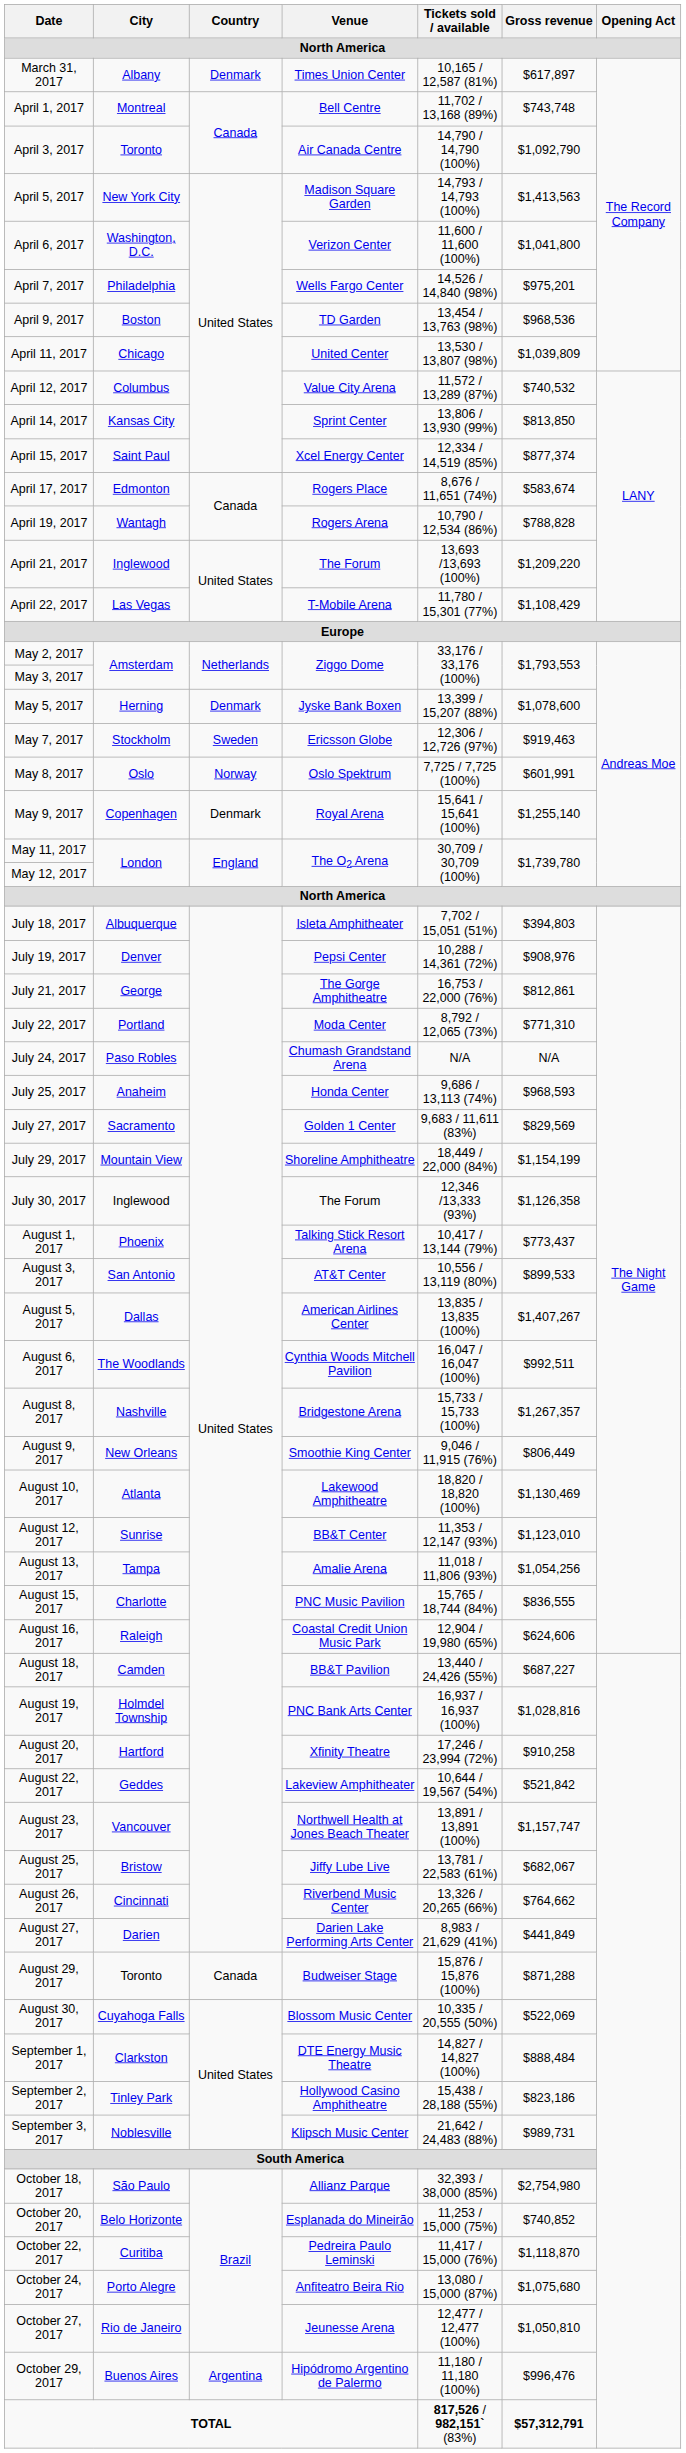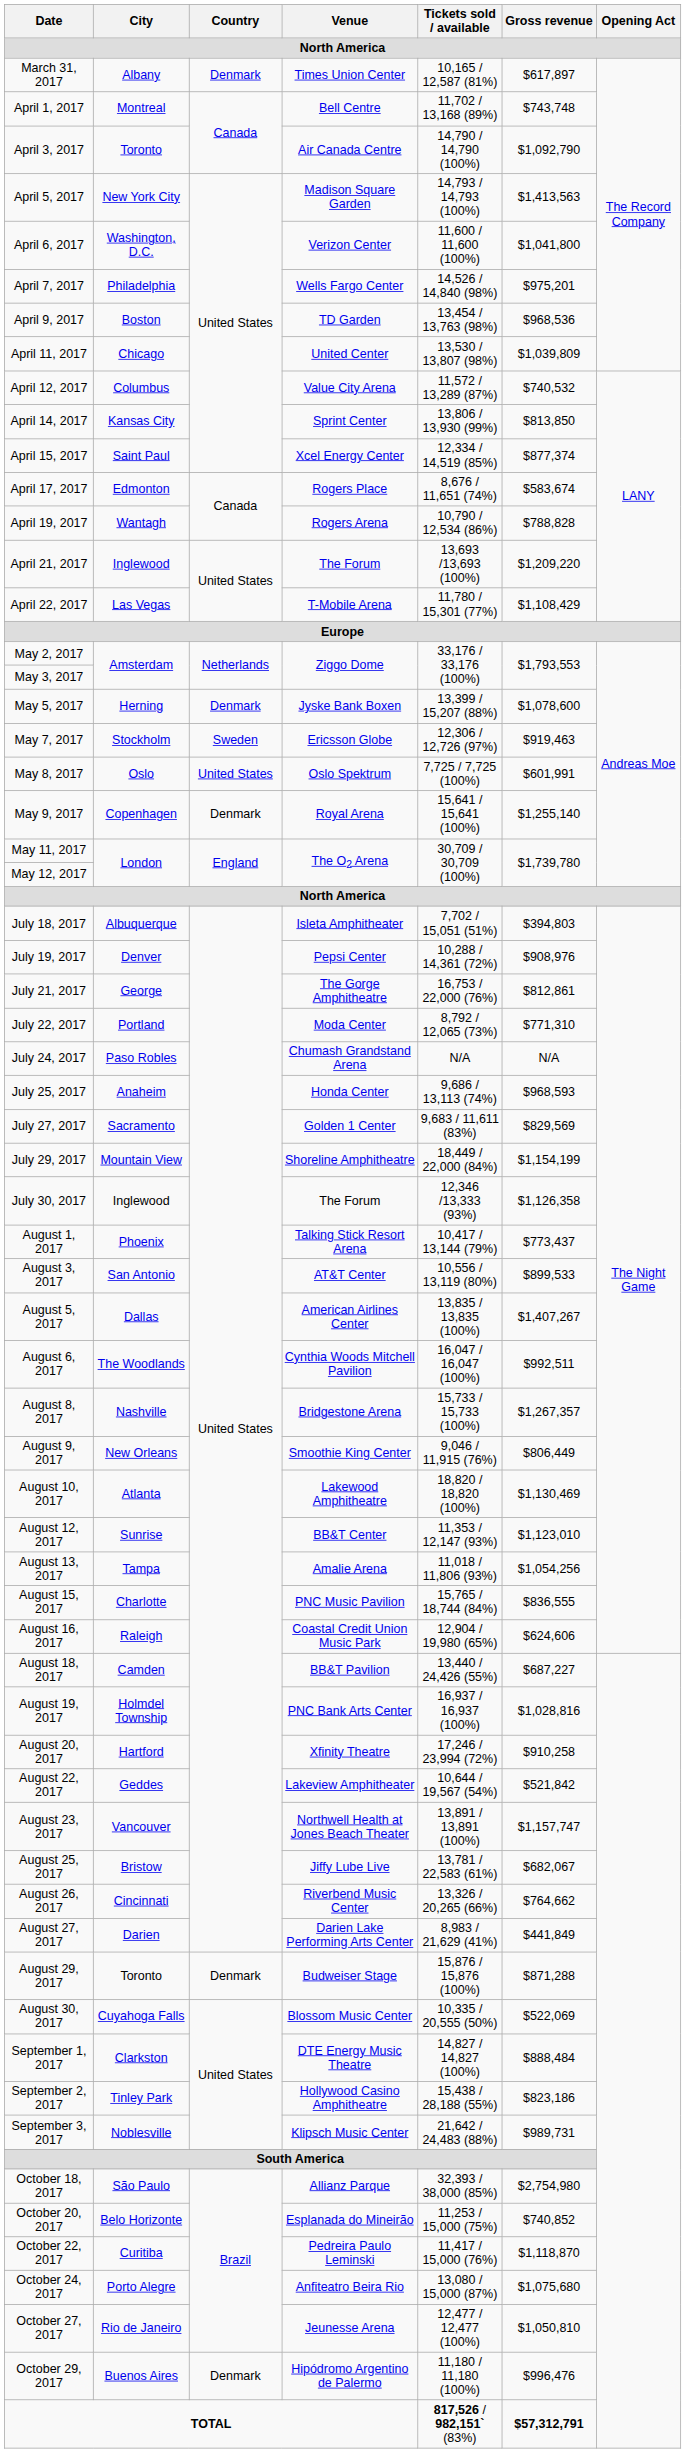(235, 774) Norway -> (235, 774) United States
(235, 1975) Canada -> (235, 1975) Denmark
(235, 2376) Argentina -> (235, 2376) Denmark
